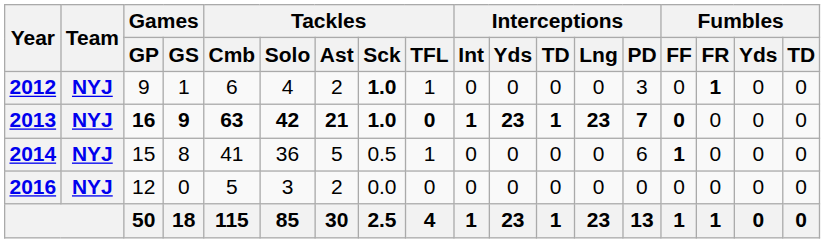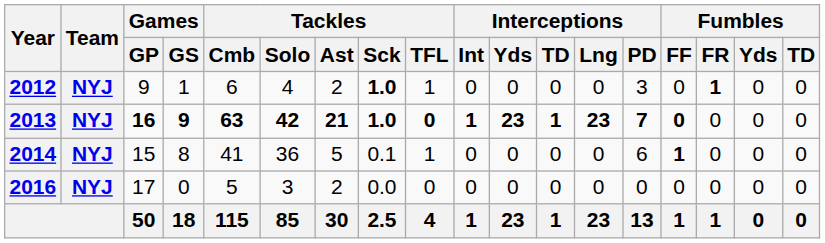(382, 154) 0.5 -> (382, 154) 0.1
(144, 187) 12 -> (144, 187) 17
